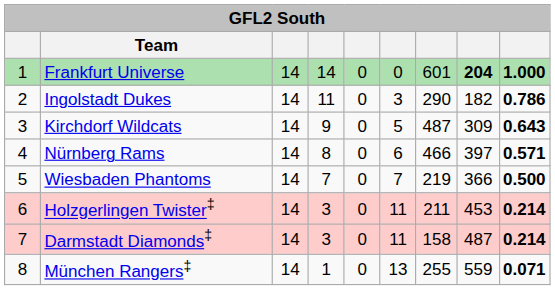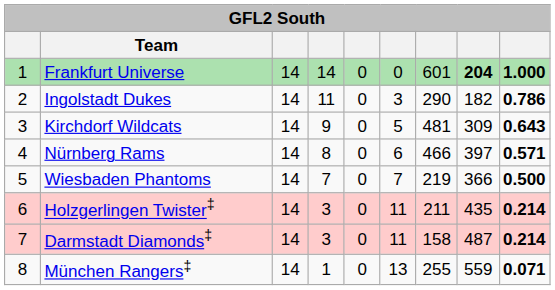(437, 126) 487 -> (437, 126) 481
(478, 209) 453 -> (478, 209) 435
